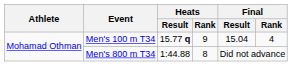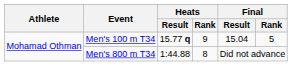(272, 40) 4 -> (272, 40) 5
